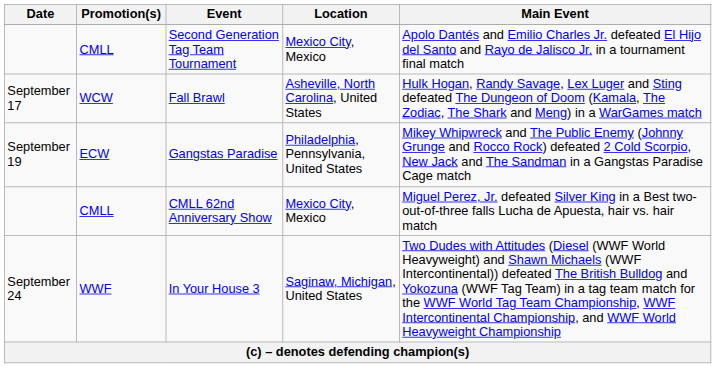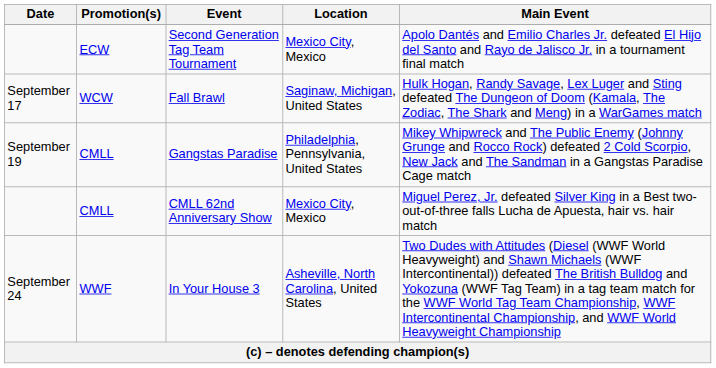(97, 49) CMLL -> (94, 49) ECW
(331, 98) Asheville, North Carolina, United States -> (341, 98) Saginaw, Michigan, United States
(94, 154) ECW -> (97, 154) CMLL
(341, 288) Saginaw, Michigan, United States -> (331, 288) Asheville, North Carolina, United States
